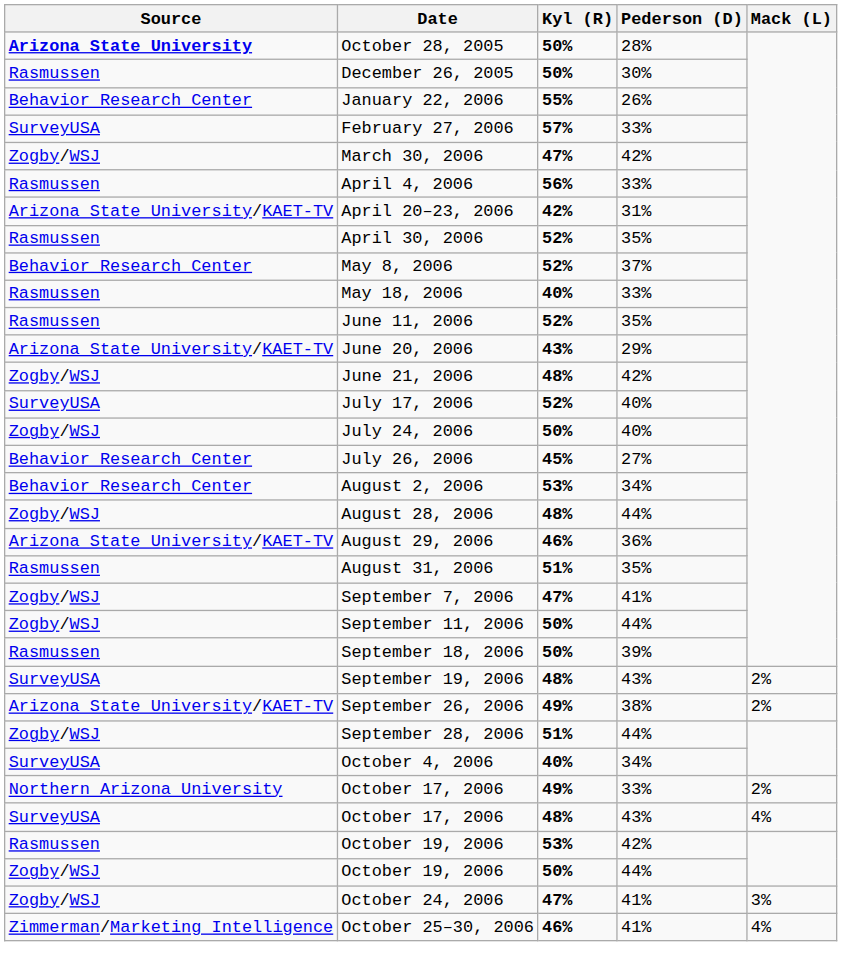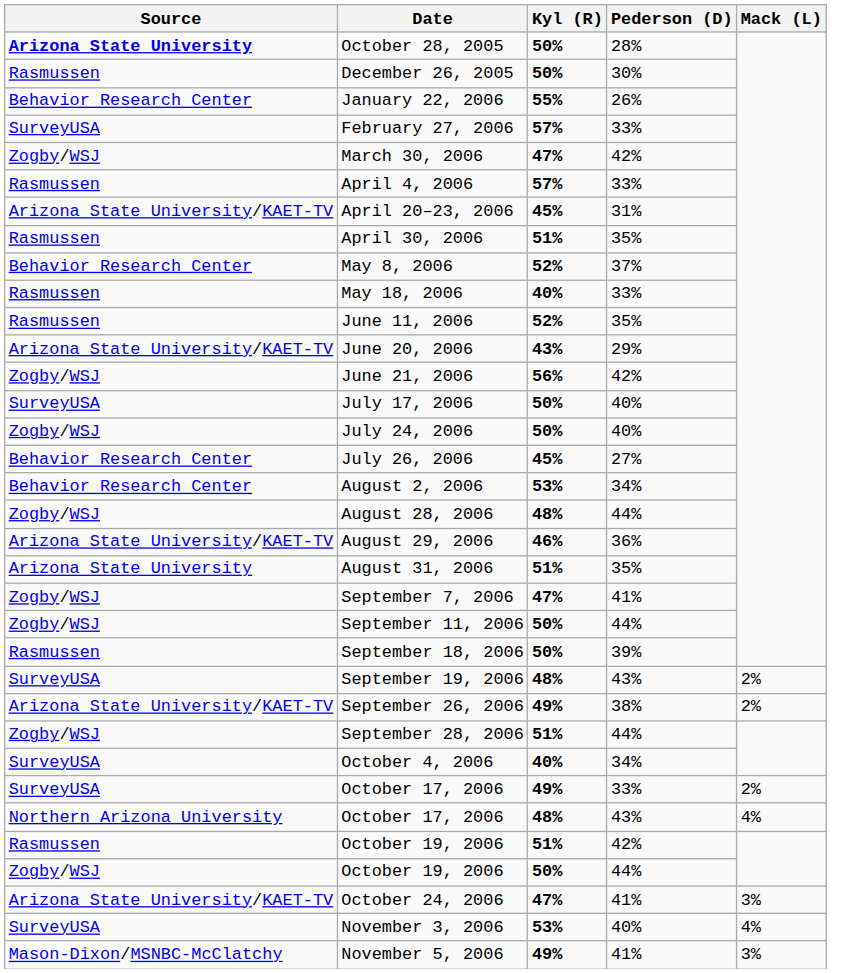(557, 184) 56% -> (547, 184) 57%
(557, 211) 42% -> (547, 211) 45%
(557, 239) 52% -> (547, 239) 51%
(557, 376) 48% -> (547, 376) 56%
(557, 404) 52% -> (547, 404) 50%
(54, 569) Rasmussen -> (130, 569) Arizona State University
(146, 790) Northern Arizona University -> (54, 790) SurveyUSA
(54, 817) SurveyUSA -> (146, 817) Northern Arizona University
(557, 845) 53% -> (547, 845) 51%
(54, 900) Zogby/WSJ -> (171, 900) Arizona State University/KAET-TV
- row: (438, 927)
+ row: (422, 927)
+ row: (422, 955)
